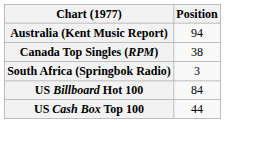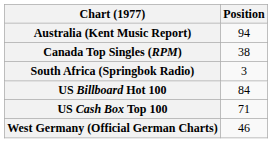(197, 109) 44 -> (244, 109) 71
+ row: (112, 128)
